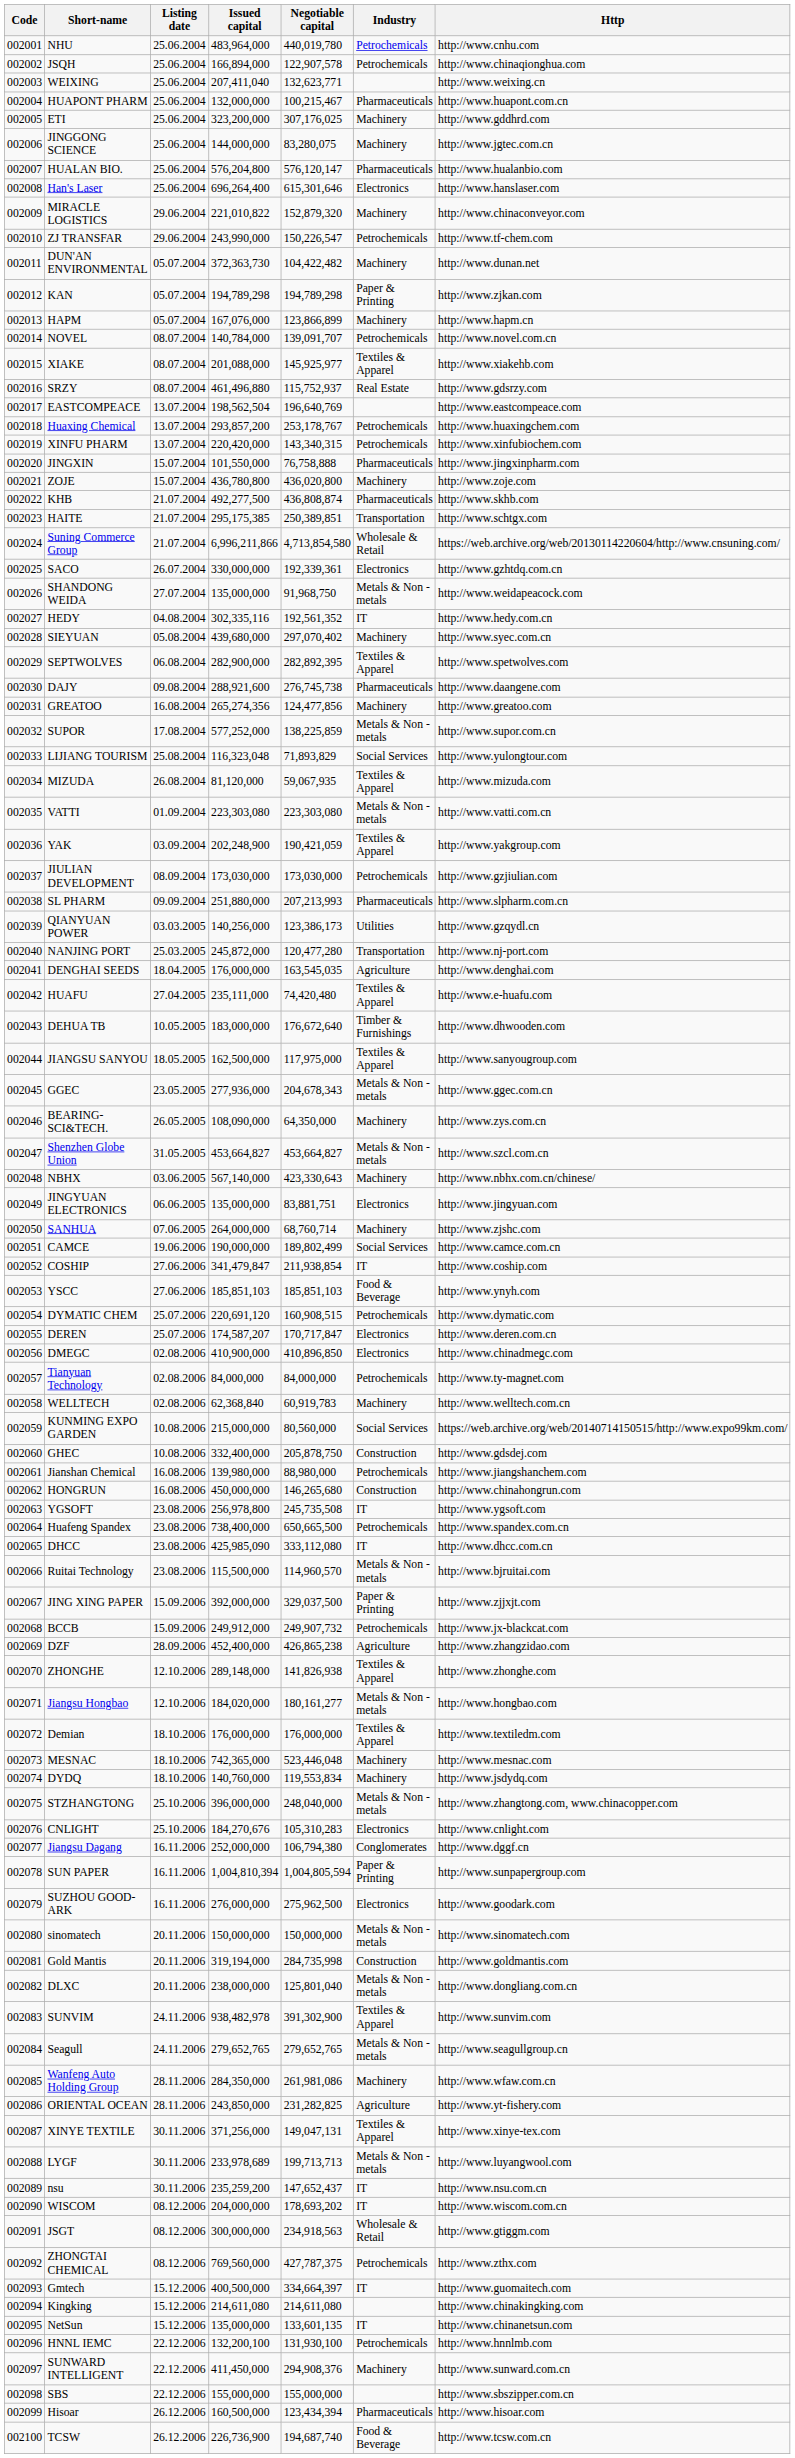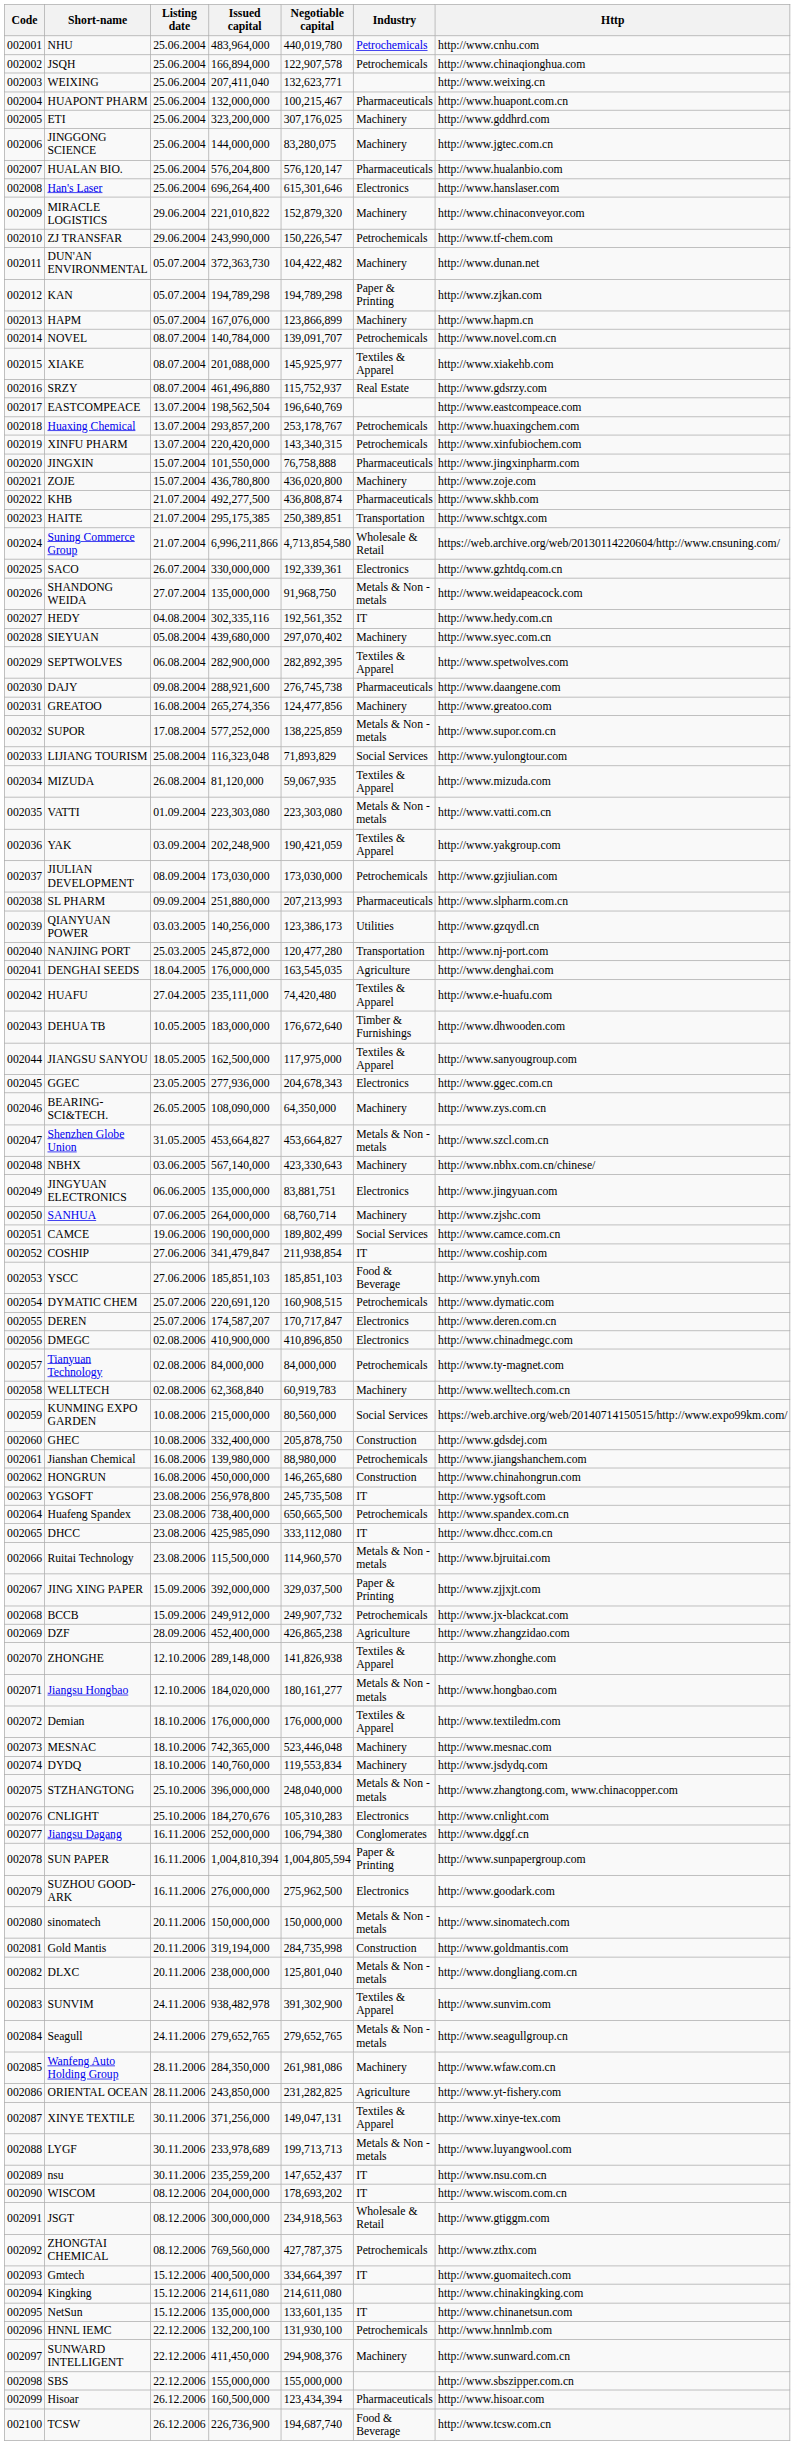(393, 1090) Metals & Non -metals -> (382, 1083) Electronics
